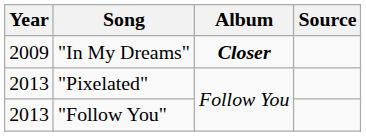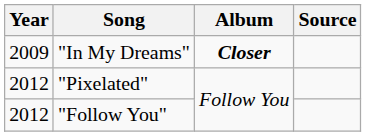(29, 83) 2013 -> (29, 83) 2012
(29, 114) 2013 -> (29, 114) 2012
